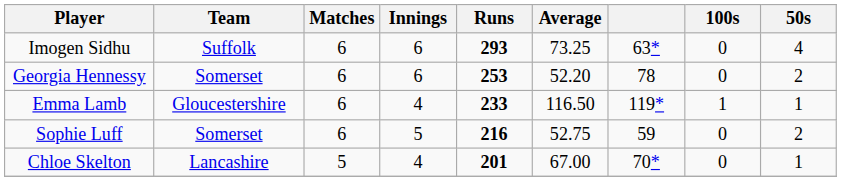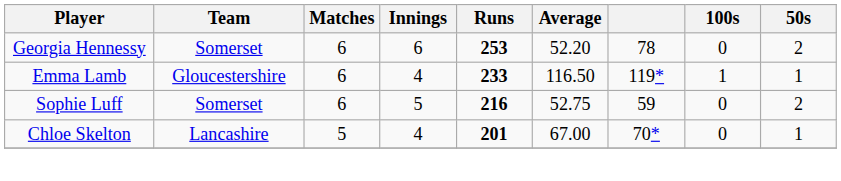- row: (79, 47)
